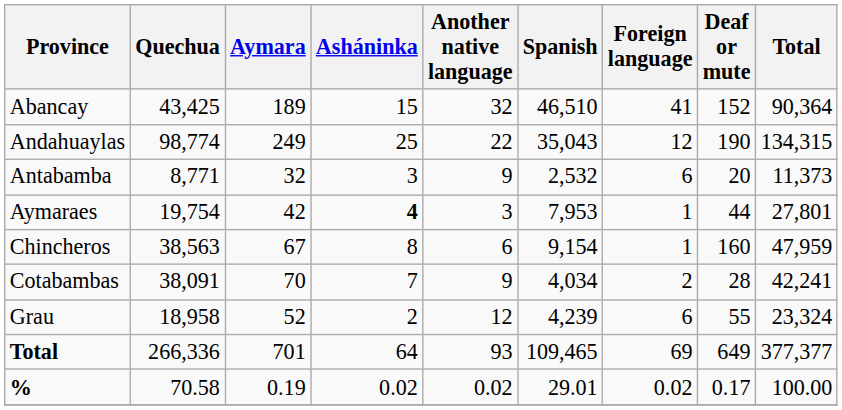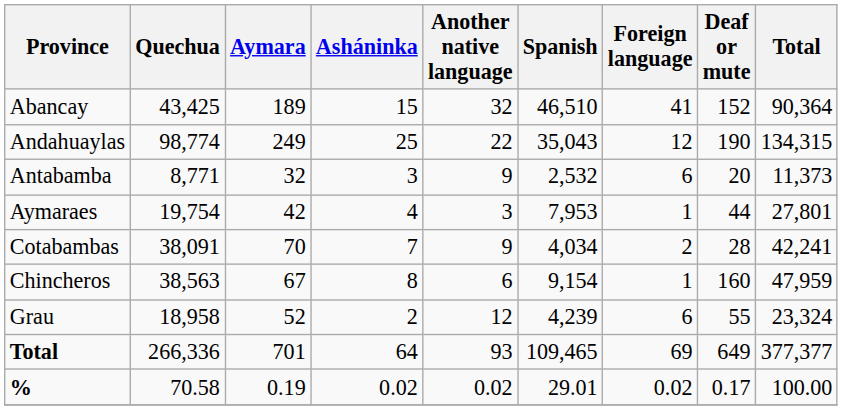(412, 211) bold -> (412, 211) normal
rows swapped: (64, 281) <-> (60, 246)
